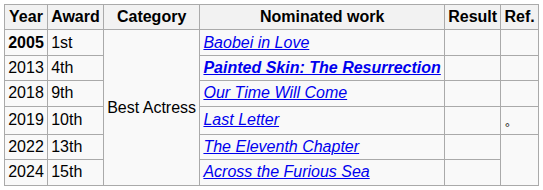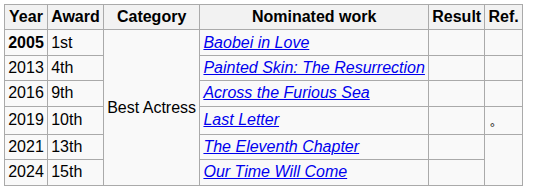(322, 67) bold -> (314, 67) normal
(26, 93) 2018 -> (26, 93) 2016
(275, 93) Our Time Will Come -> (287, 93) Across the Furious Sea
(26, 147) 2022 -> (26, 147) 2021
(287, 172) Across the Furious Sea -> (275, 172) Our Time Will Come
